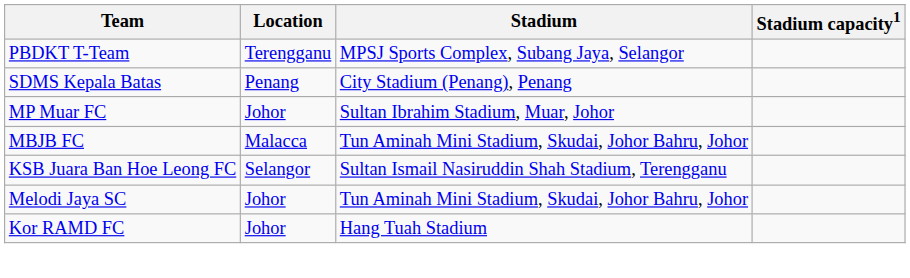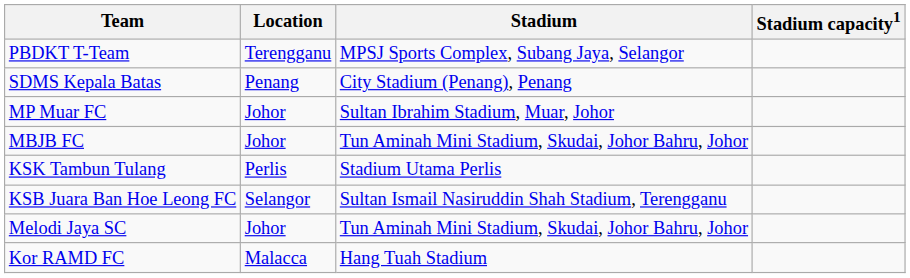(276, 140) Malacca -> (265, 140) Johor
+ row: (87, 169)
(265, 228) Johor -> (276, 257) Malacca
